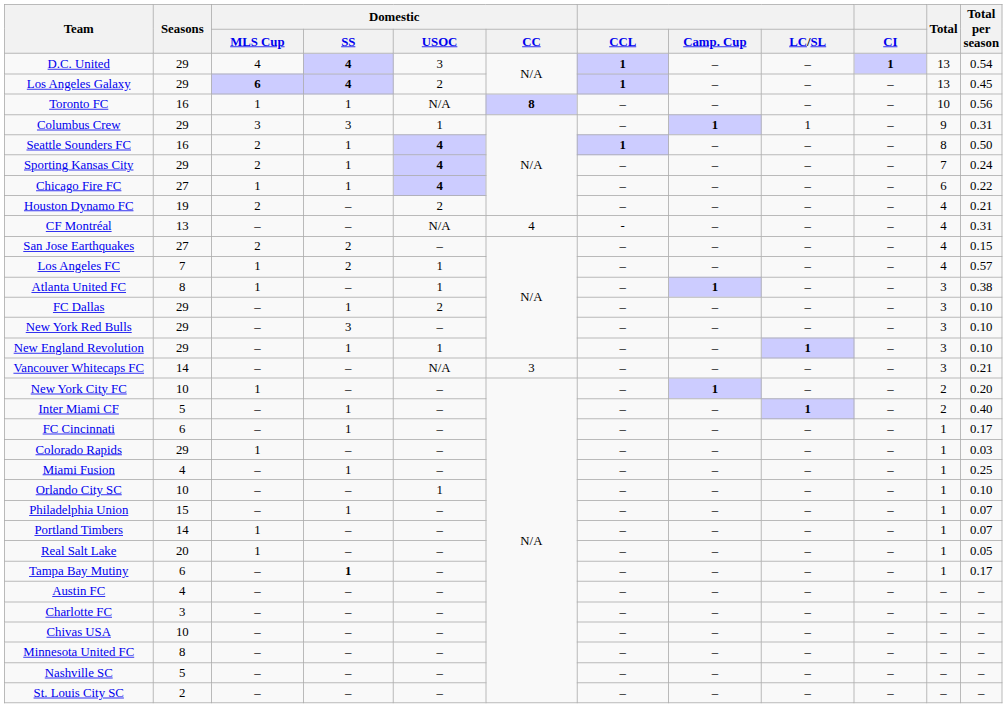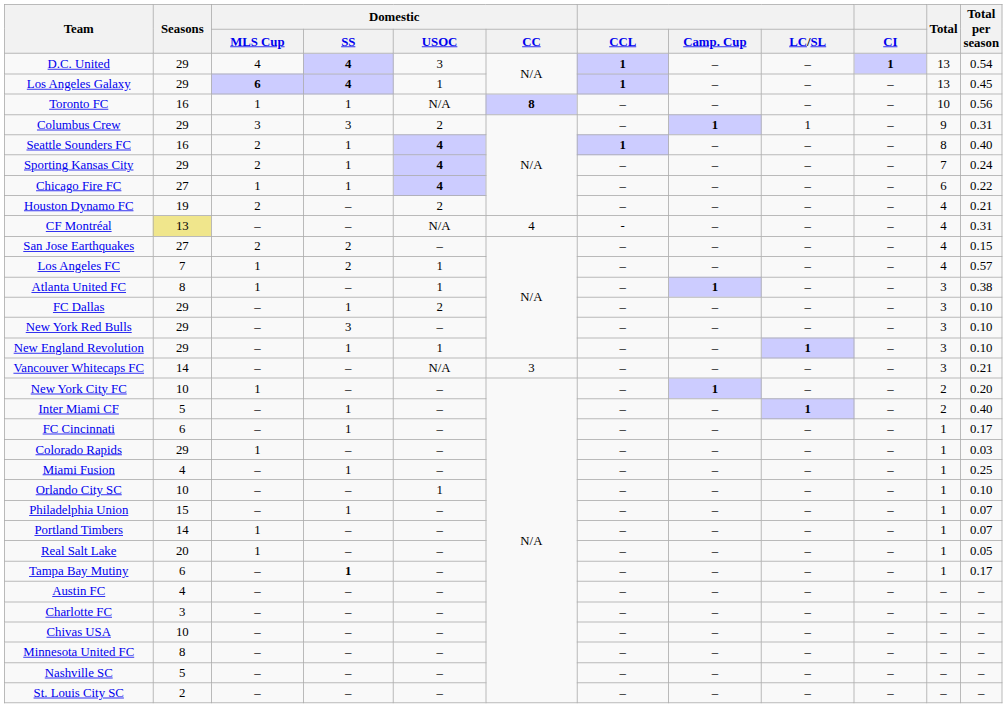(440, 84) 2 -> (440, 84) 1
(440, 124) 1 -> (440, 124) 2
(981, 144) 0.50 -> (981, 144) 0.40
(182, 226) no background -> (182, 226) khaki background
